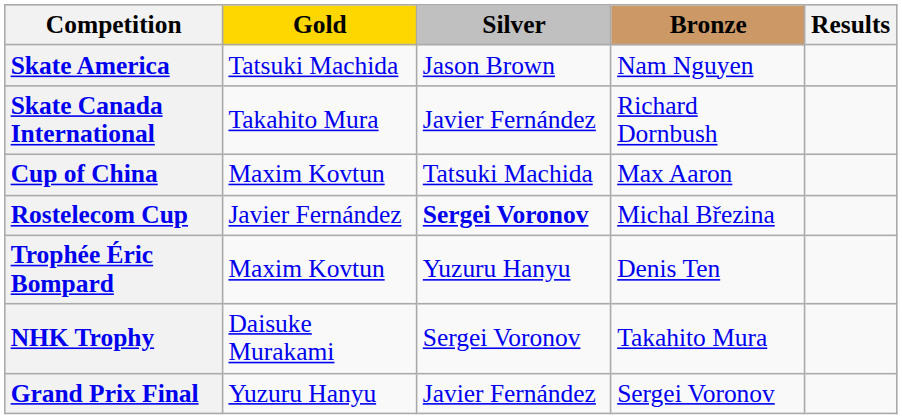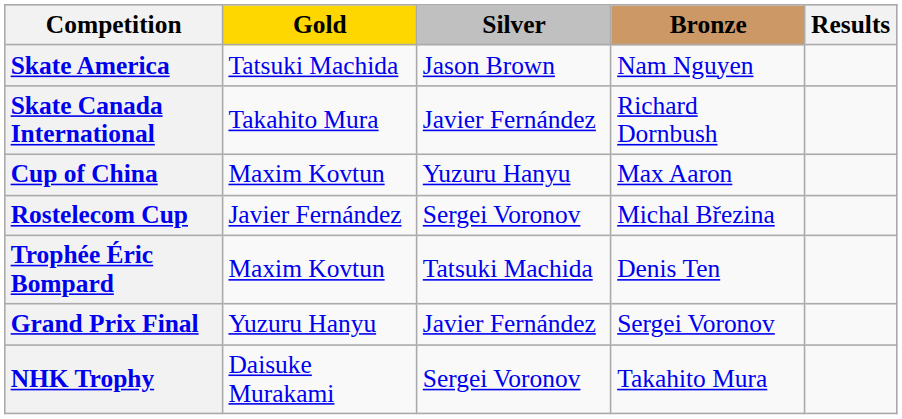(508, 174) Tatsuki Machida -> (497, 174) Yuzuru Hanyu
(506, 214) bold -> (502, 214) normal
(497, 269) Yuzuru Hanyu -> (508, 269) Tatsuki Machida
rows swapped: (82, 338) <-> (105, 392)
